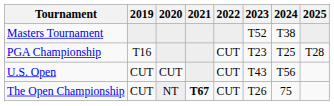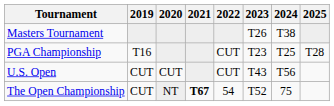(257, 33) T52 -> (257, 33) T26
(228, 91) CUT -> (228, 91) 54
(257, 91) T26 -> (257, 91) T52
